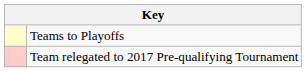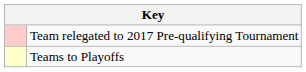rows swapped: (77, 35) <-> (164, 56)
